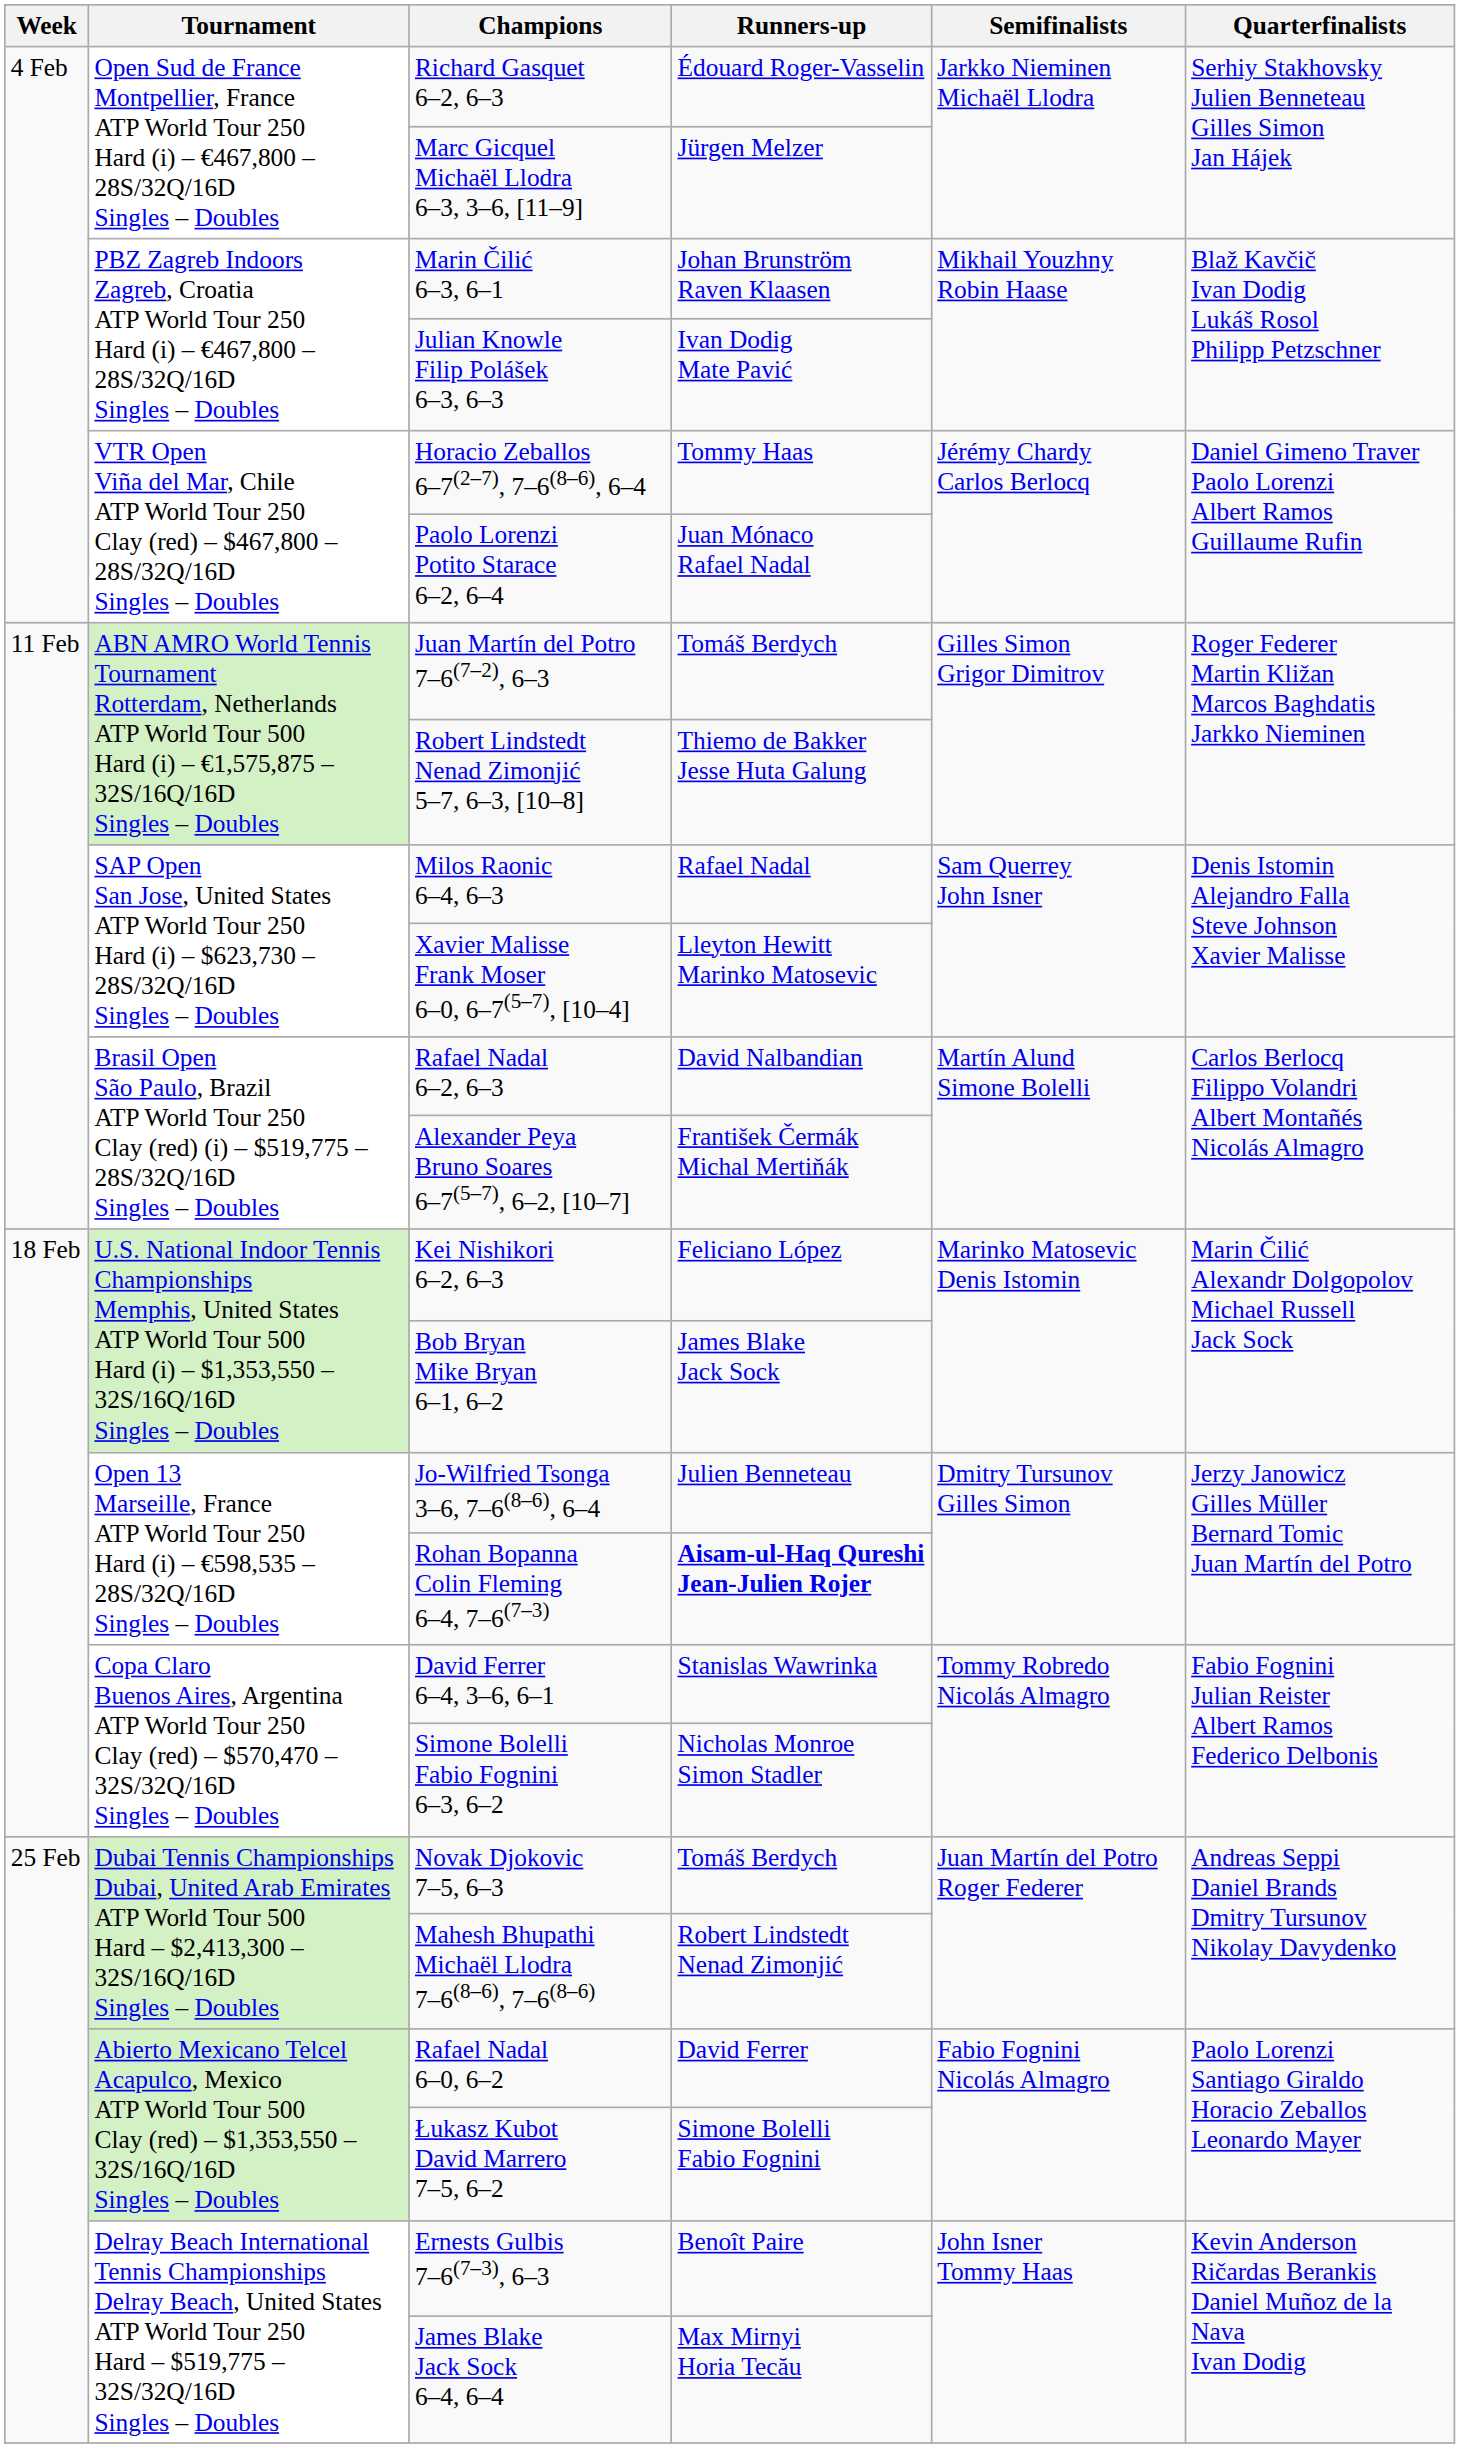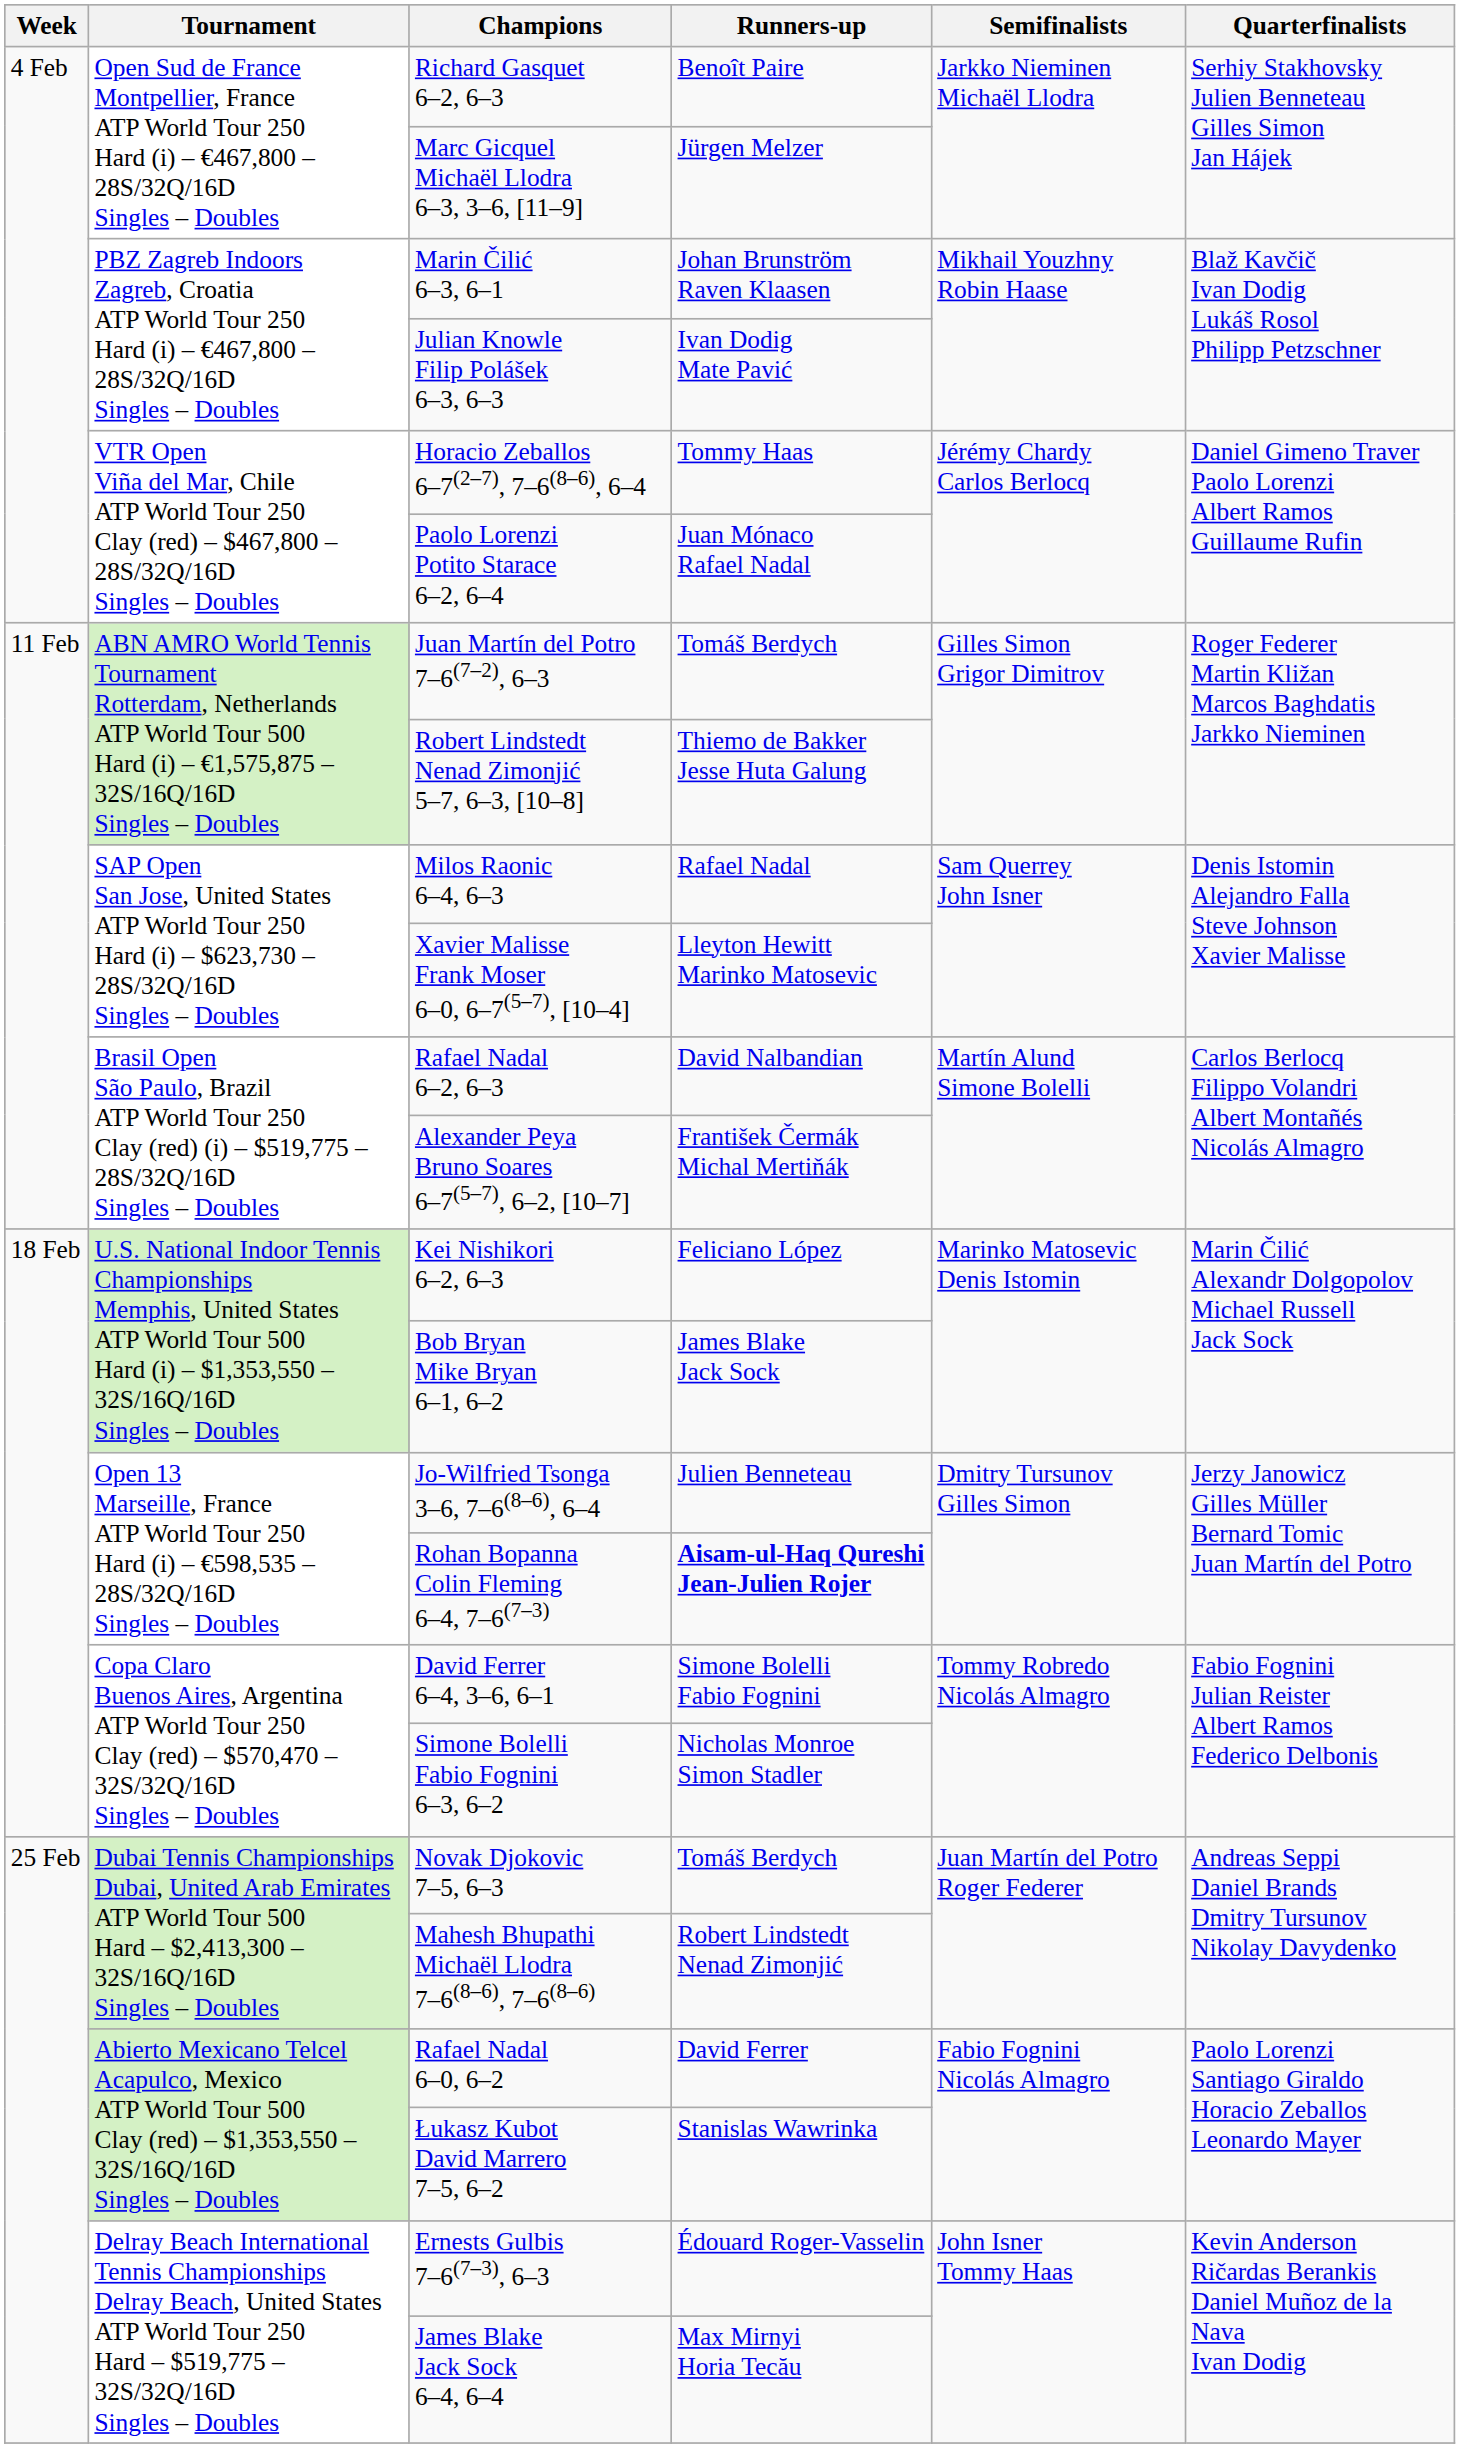(801, 67) Édouard Roger-Vasselin -> (741, 67) Benoît Paire
(777, 1664) Stanislas Wawrinka -> (754, 1679) Simone Bolelli Fabio Fognini
(754, 2143) Simone Bolelli Fabio Fognini -> (777, 2128) Stanislas Wawrinka
(741, 2241) Benoît Paire -> (801, 2241) Édouard Roger-Vasselin
